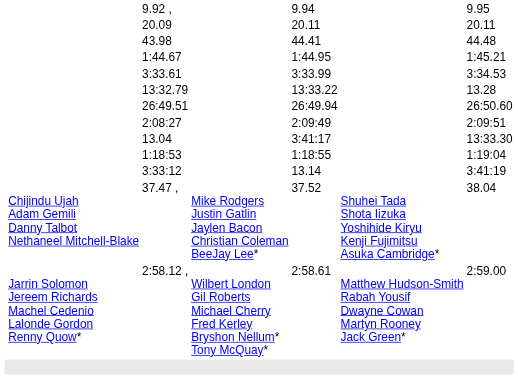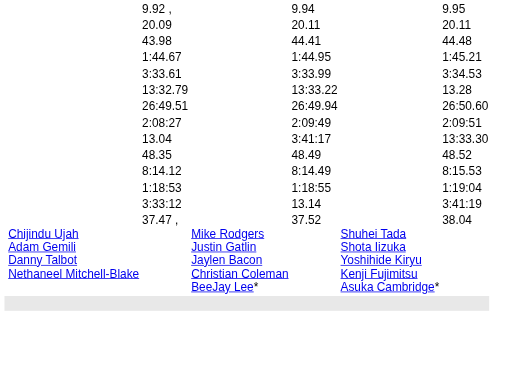+ row: (157, 155)
+ row: (162, 171)
- row: (165, 270)
